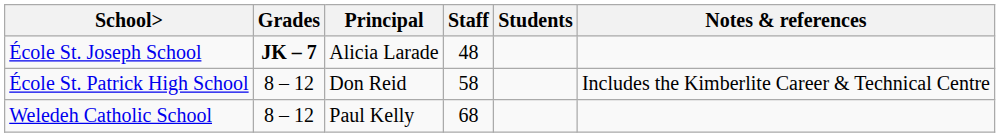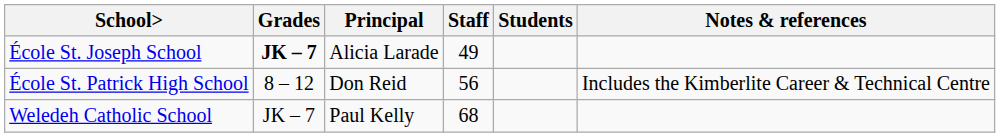(468, 52) 48 -> (468, 52) 49
(468, 83) 58 -> (468, 83) 56
(289, 115) 8 – 12 -> (289, 115) JK – 7
